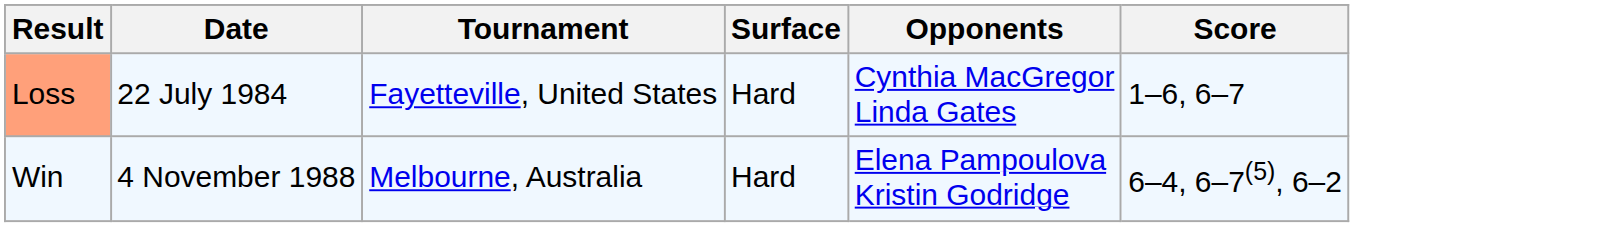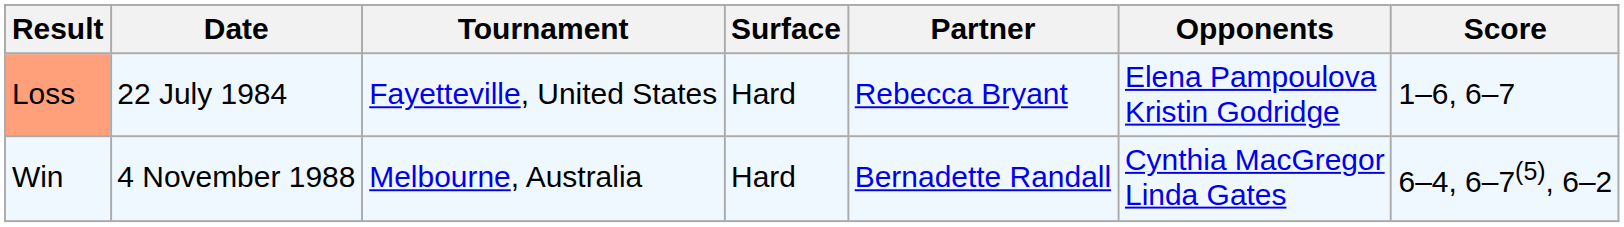+ column: (983, 28)
(985, 94) Cynthia MacGregor Linda Gates -> (1251, 94) Elena Pampoulova Kristin Godridge
(980, 177) Elena Pampoulova Kristin Godridge -> (1255, 177) Cynthia MacGregor Linda Gates
